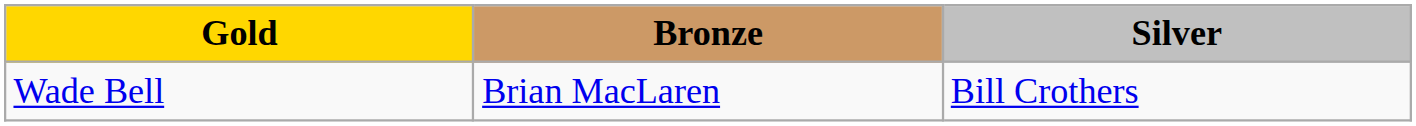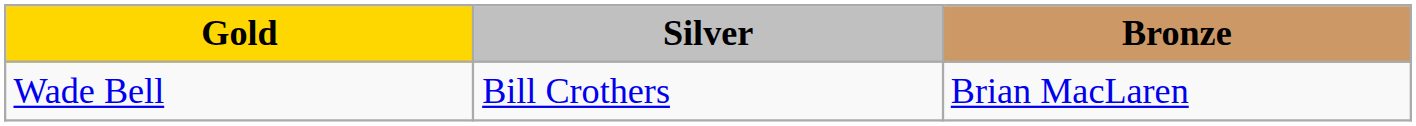columns swapped: (1177, 33) <-> (708, 33)
